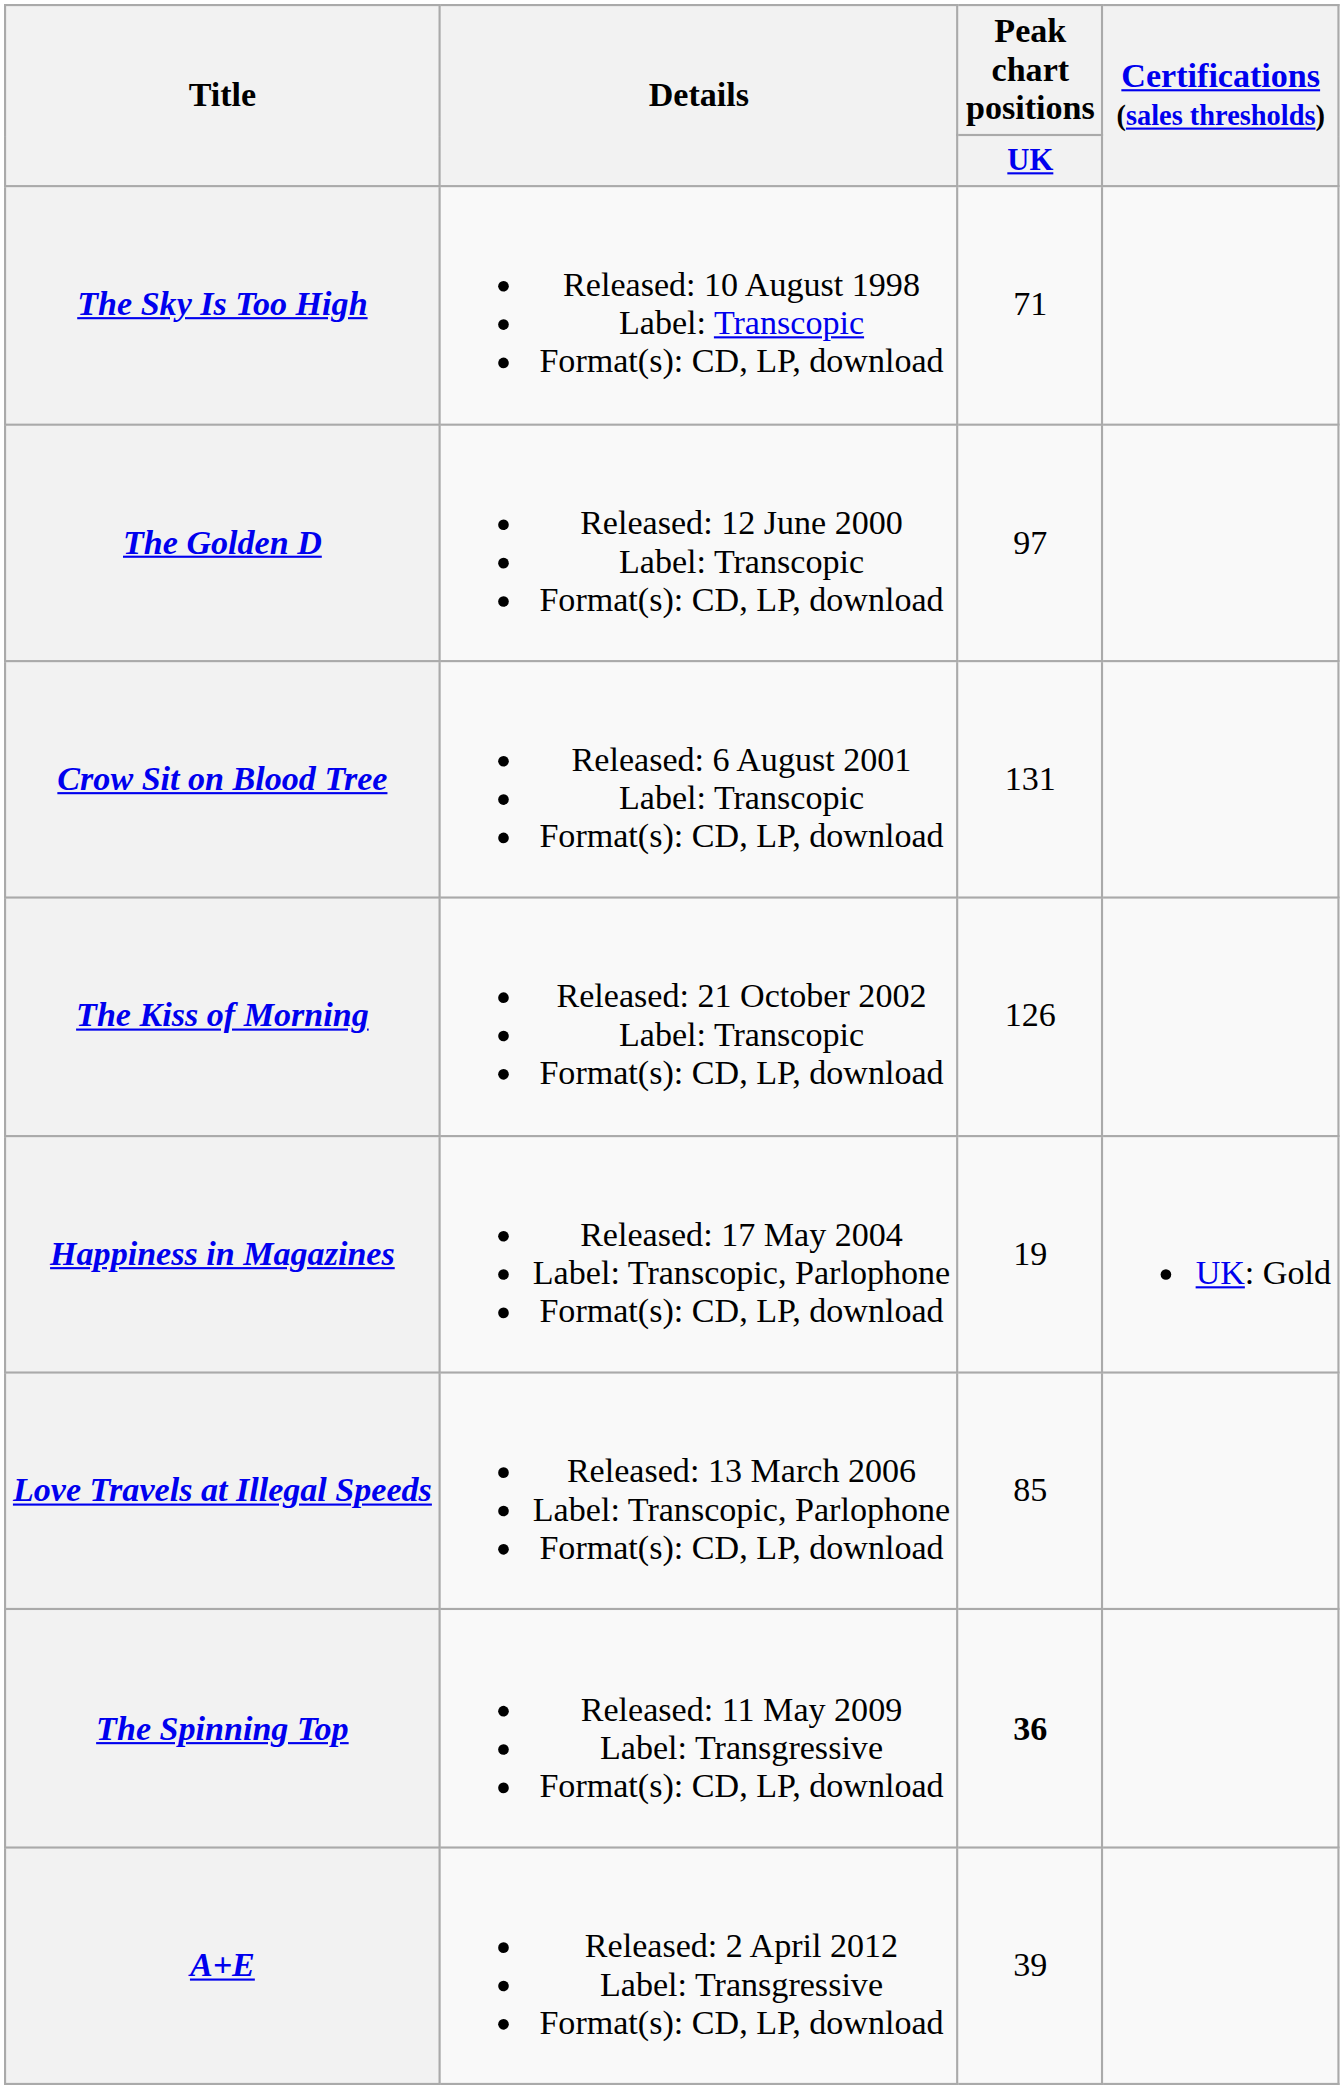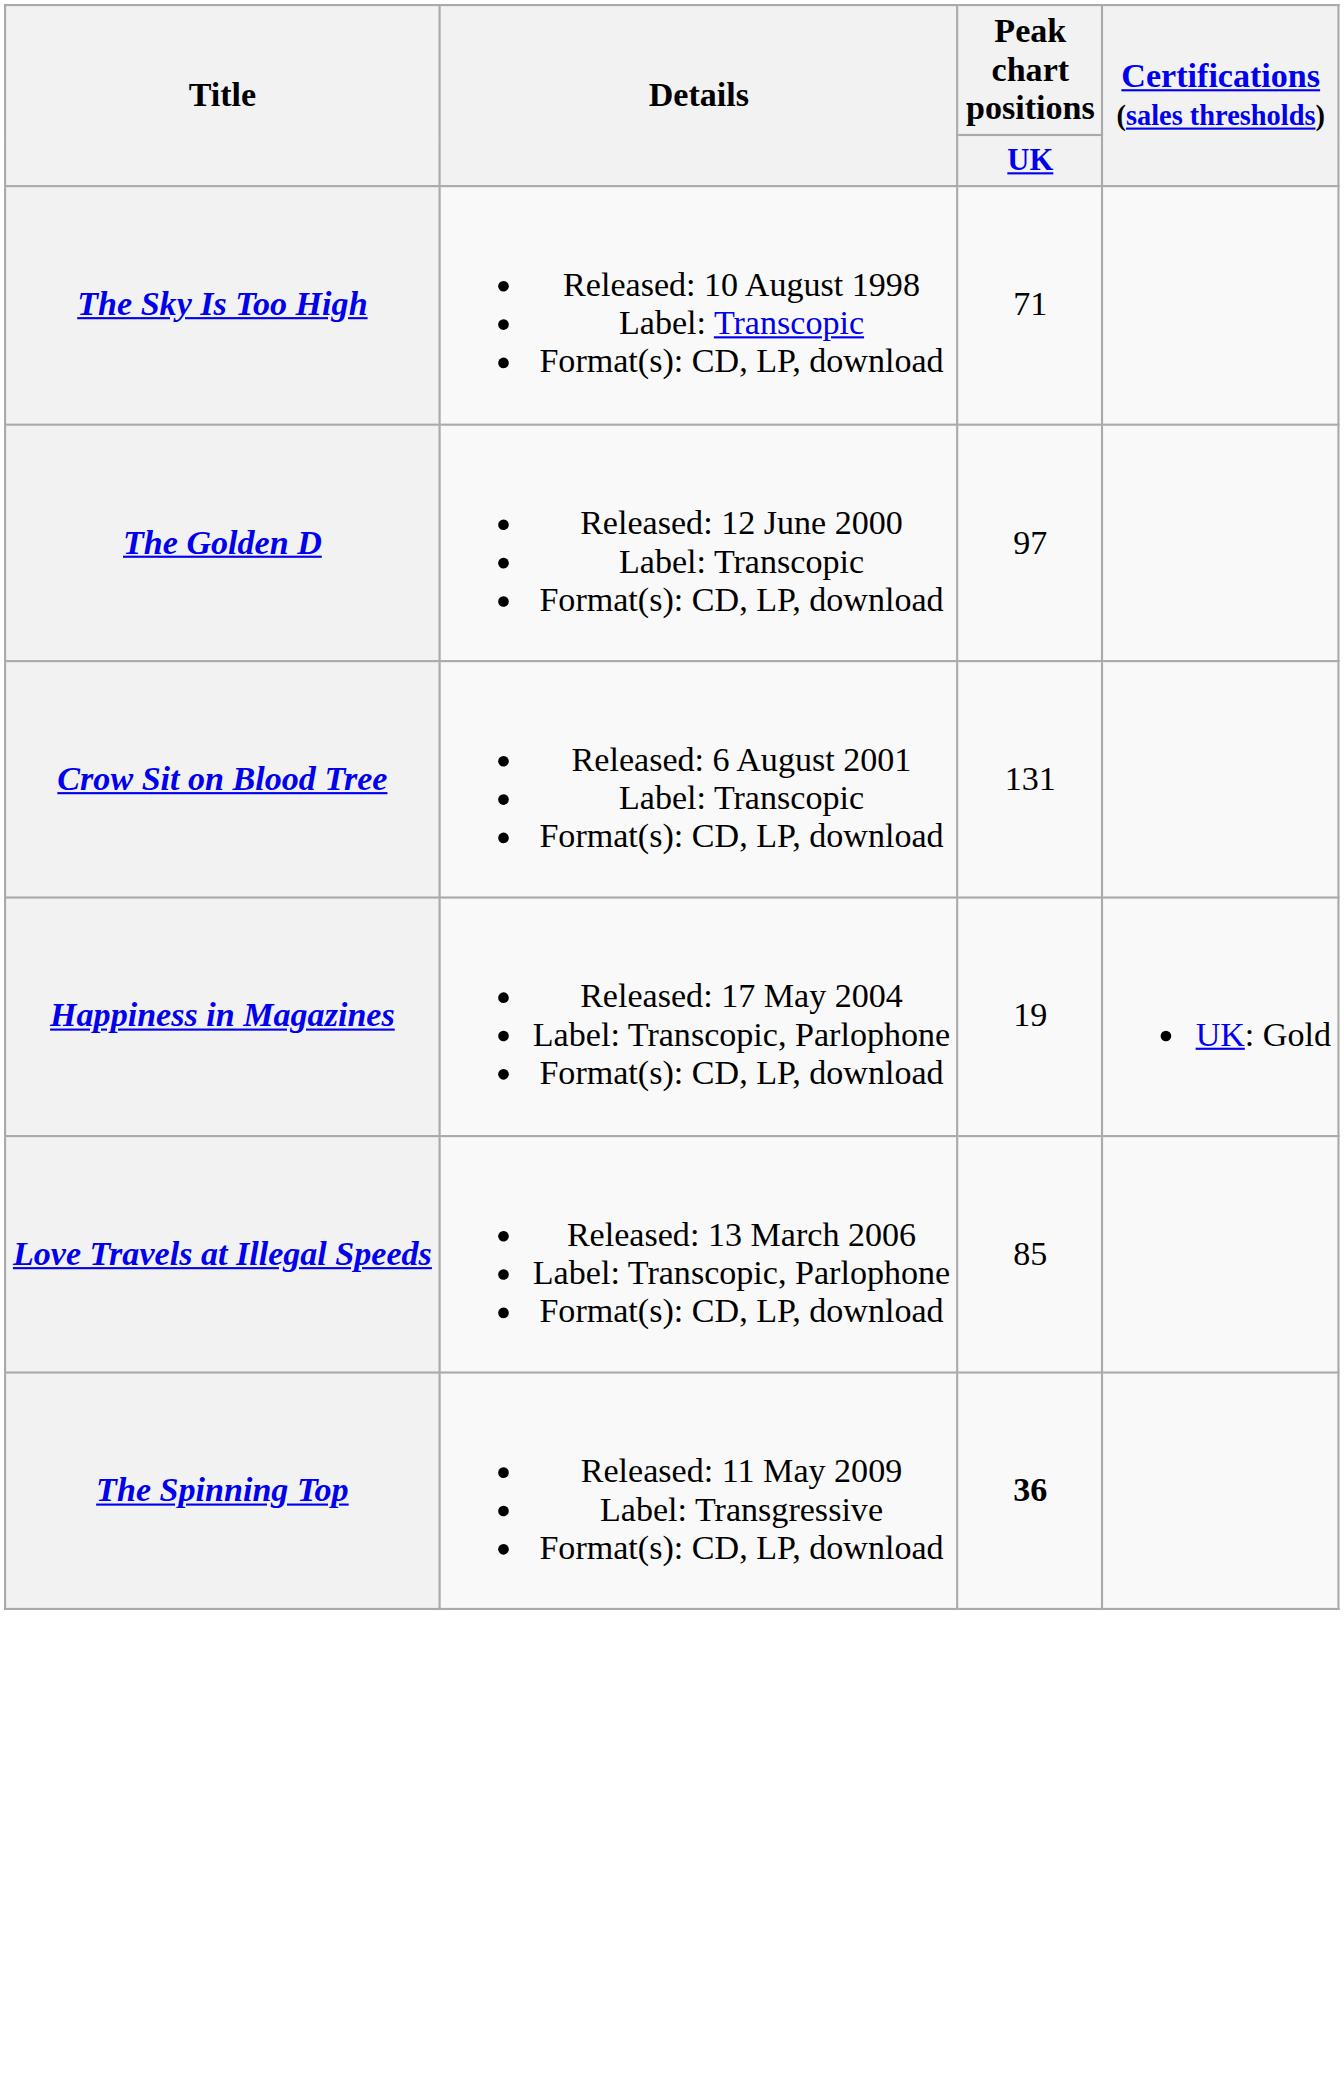- row: (222, 1016)
- row: (222, 1965)
